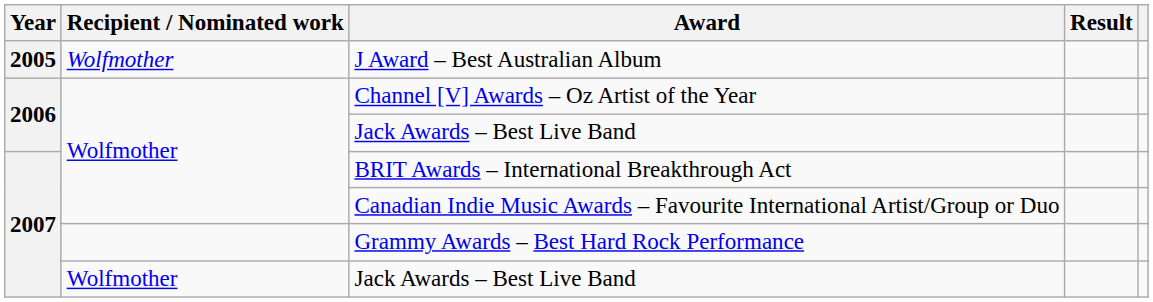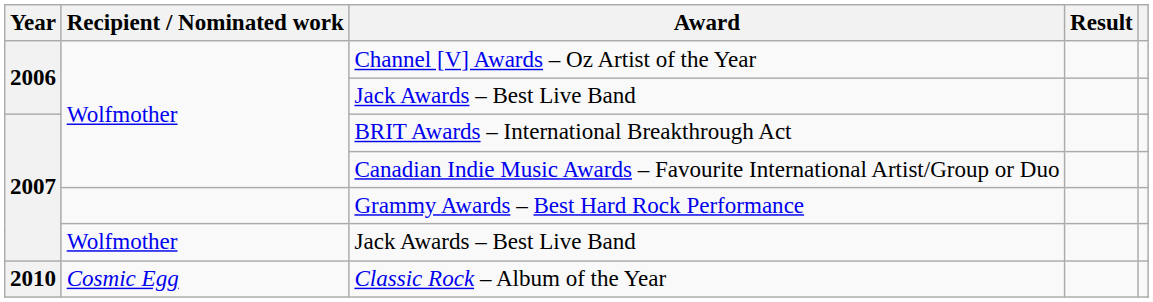- row: (33, 59)
+ row: (33, 278)
